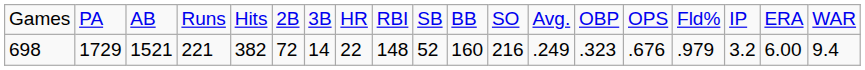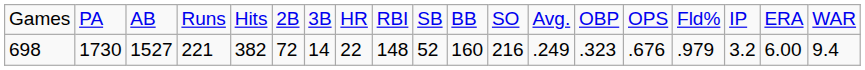(100, 49) 1729 -> (100, 49) 1730
(151, 49) 1521 -> (151, 49) 1527
